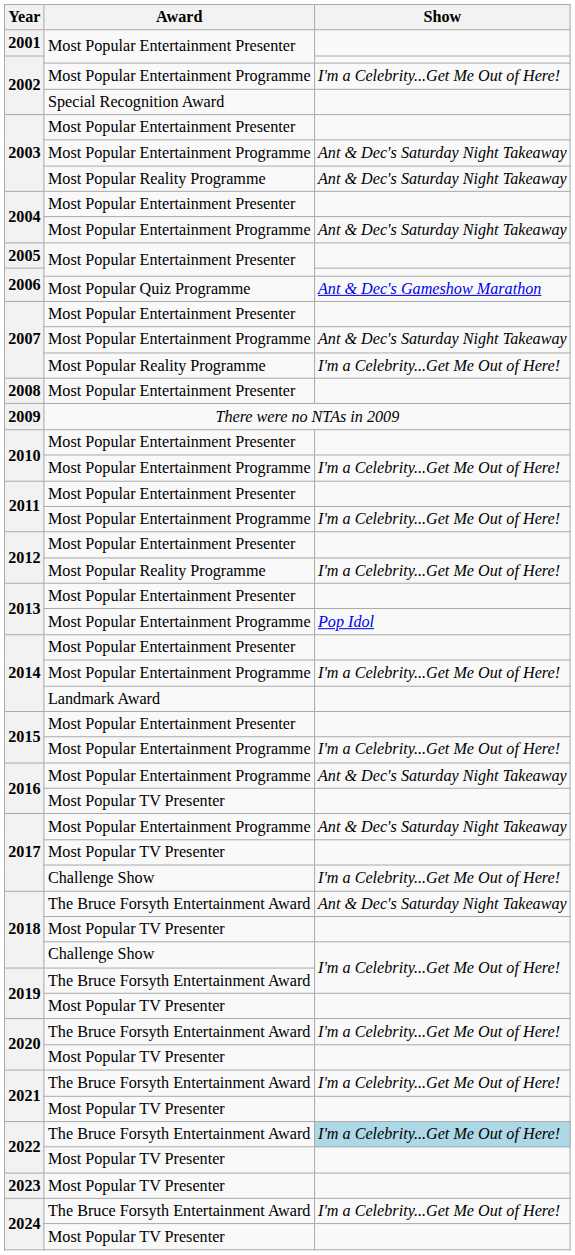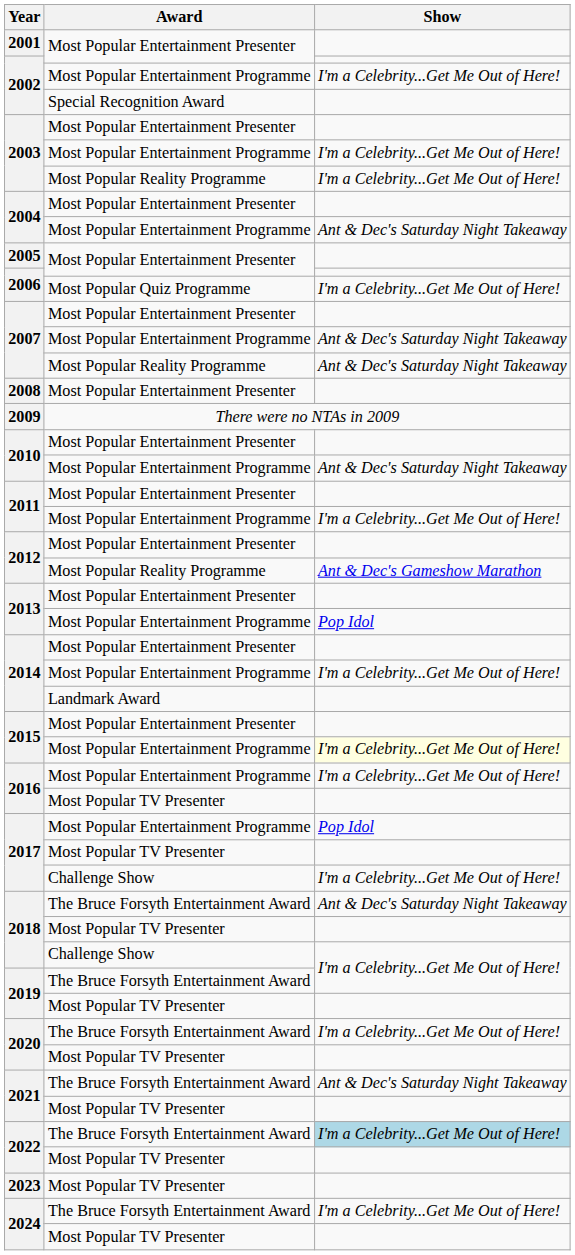(442, 152) Ant & Dec's Saturday Night Takeaway -> (439, 152) I'm a Celebrity...Get Me Out of Here!
(442, 178) Ant & Dec's Saturday Night Takeaway -> (439, 178) I'm a Celebrity...Get Me Out of Here!
(430, 288) Ant & Dec's Gameshow Marathon -> (439, 288) I'm a Celebrity...Get Me Out of Here!
(439, 365) I'm a Celebrity...Get Me Out of Here! -> (442, 365) Ant & Dec's Saturday Night Takeaway
(439, 467) I'm a Celebrity...Get Me Out of Here! -> (442, 467) Ant & Dec's Saturday Night Takeaway
(439, 570) I'm a Celebrity...Get Me Out of Here! -> (430, 570) Ant & Dec's Gameshow Marathon
(439, 749) no background -> (439, 749) lightyellow background
(442, 775) Ant & Dec's Saturday Night Takeaway -> (439, 775) I'm a Celebrity...Get Me Out of Here!
(442, 826) Ant & Dec's Saturday Night Takeaway -> (346, 826) Pop Idol
(439, 1082) I'm a Celebrity...Get Me Out of Here! -> (442, 1082) Ant & Dec's Saturday Night Takeaway
